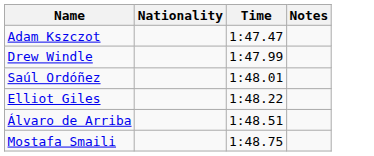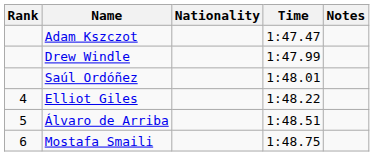+ column: (23, 15)
